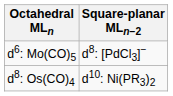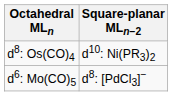rows swapped: (42, 53) <-> (41, 79)
